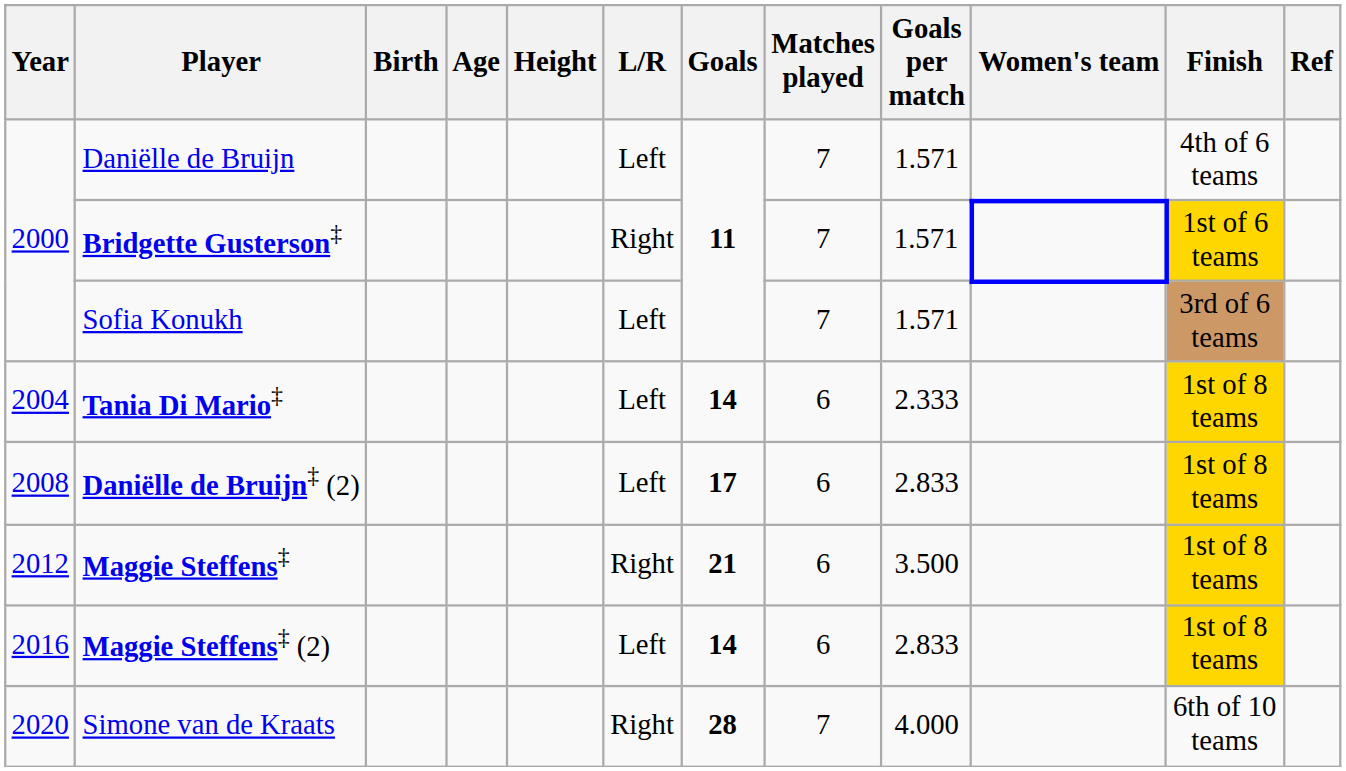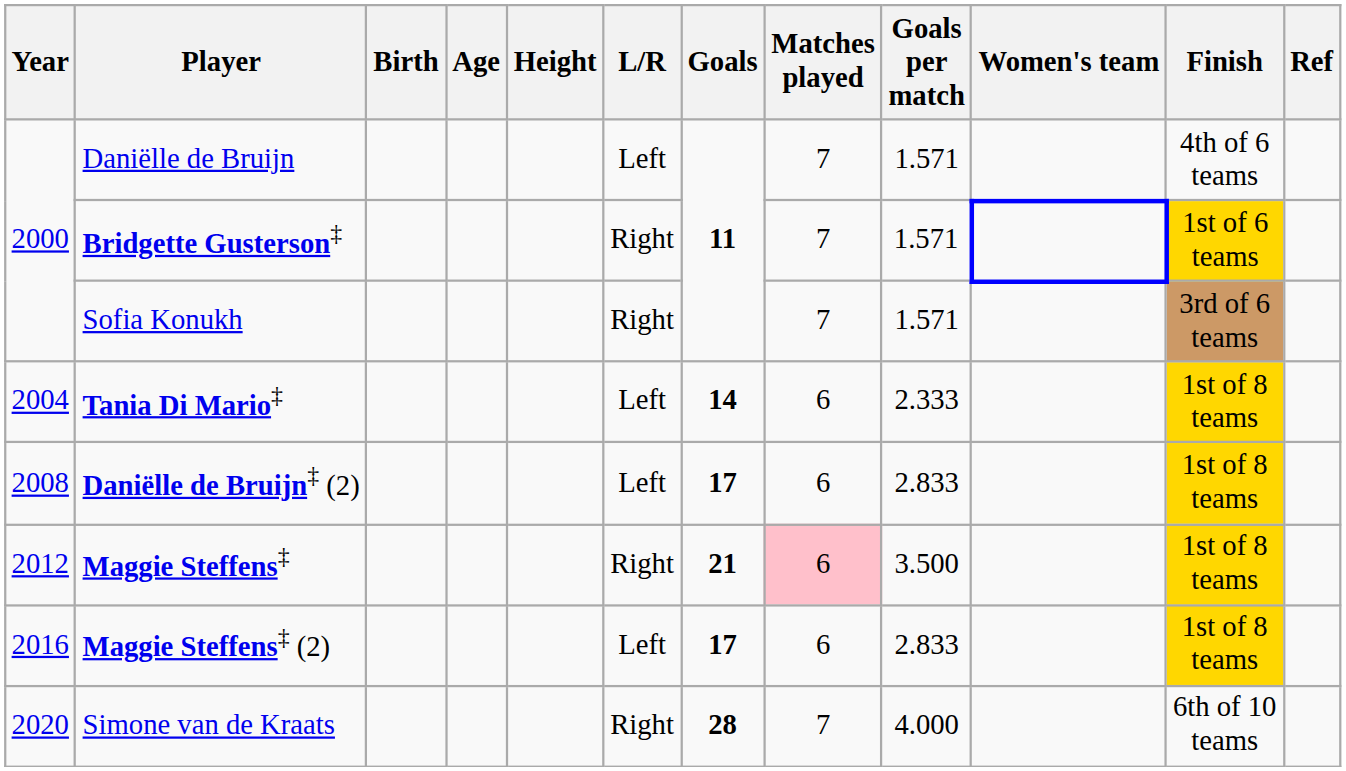(642, 320) Left -> (642, 320) Right
(823, 563) no background -> (823, 563) pink background
(723, 644) 14 -> (723, 644) 17
